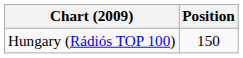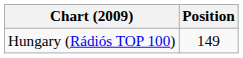(209, 40) 150 -> (209, 40) 149
